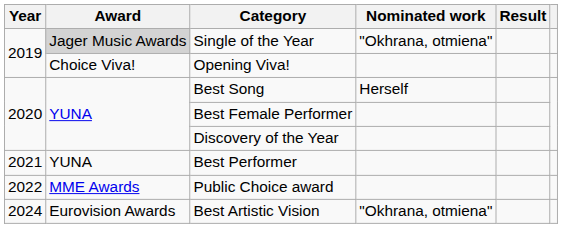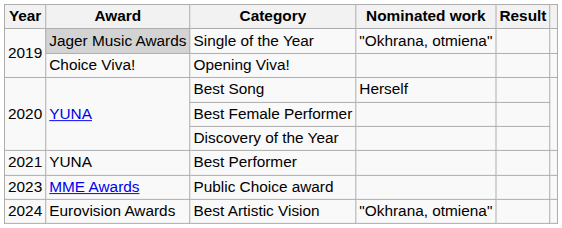(25, 187) 2022 -> (25, 187) 2023
